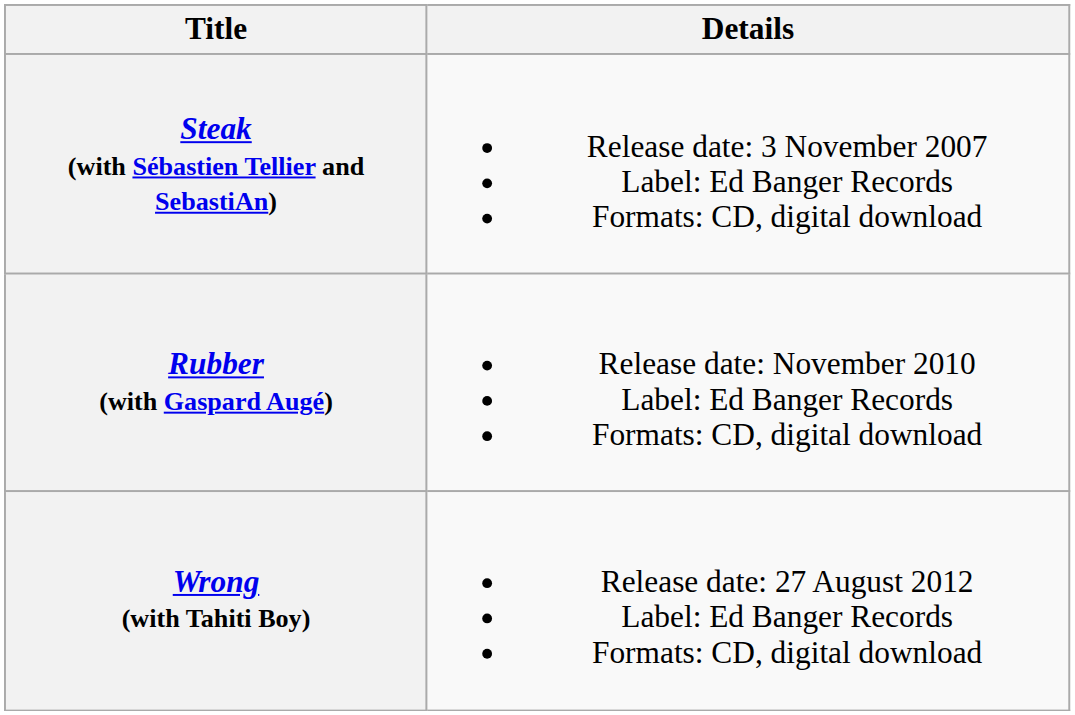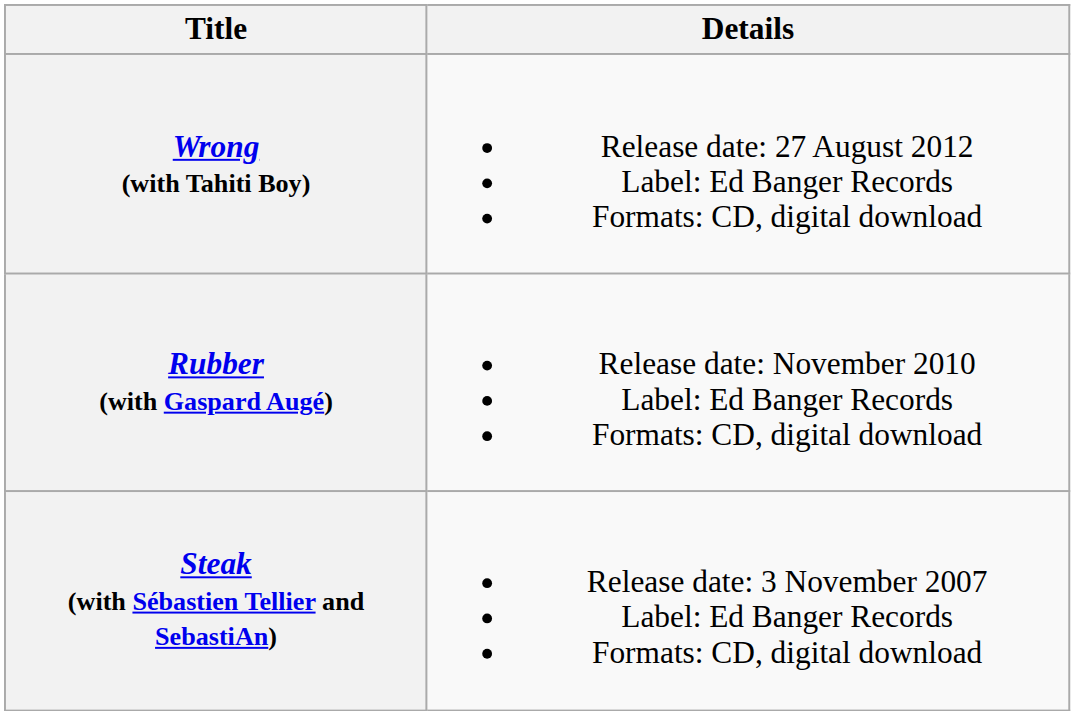rows swapped: (216, 163) <-> (216, 599)
